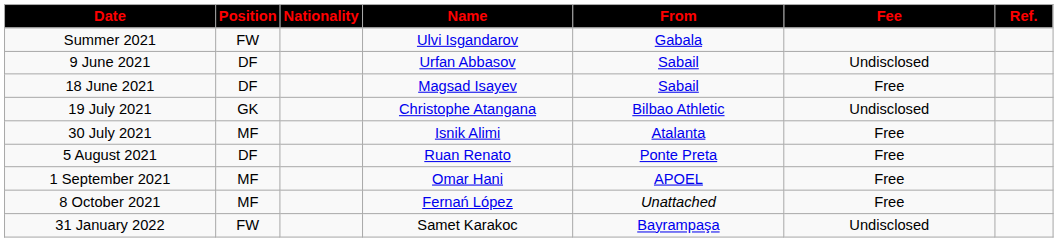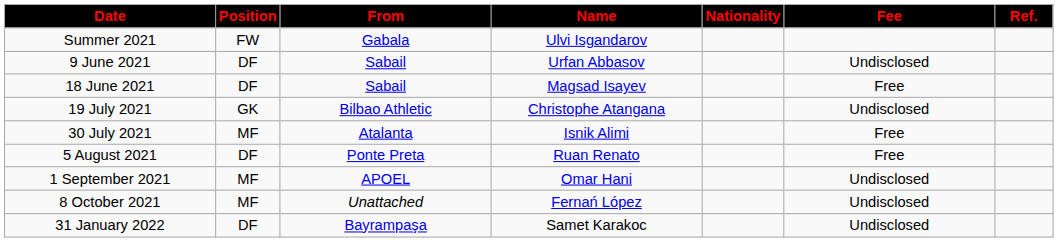columns swapped: (321, 17) <-> (678, 17)
(889, 179) Free -> (889, 179) Undisclosed
(889, 202) Free -> (889, 202) Undisclosed
(248, 225) FW -> (248, 225) DF
